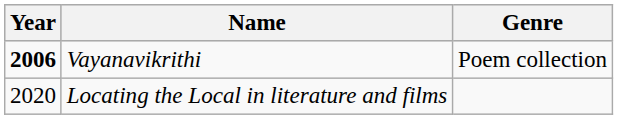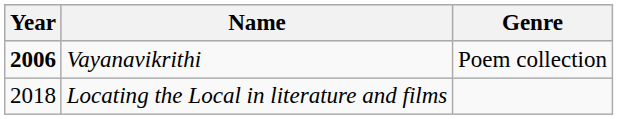(33, 95) 2020 -> (33, 95) 2018
